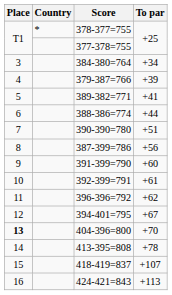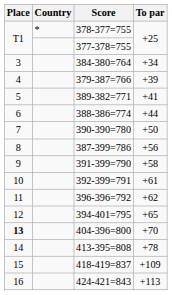(150, 130) +51 -> (150, 130) +50
(150, 164) +60 -> (150, 164) +58
(150, 214) +67 -> (150, 214) +65
(150, 264) +107 -> (150, 264) +109
